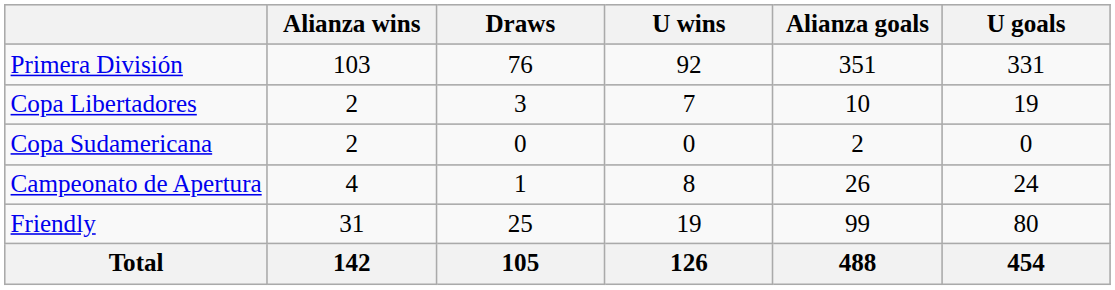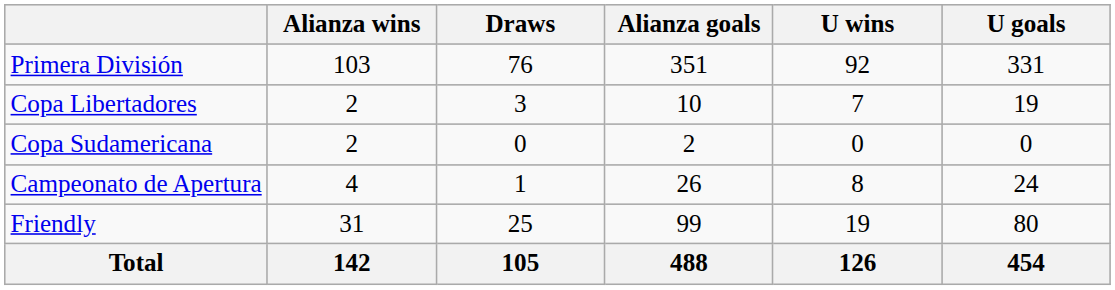columns swapped: (689, 24) <-> (858, 24)
